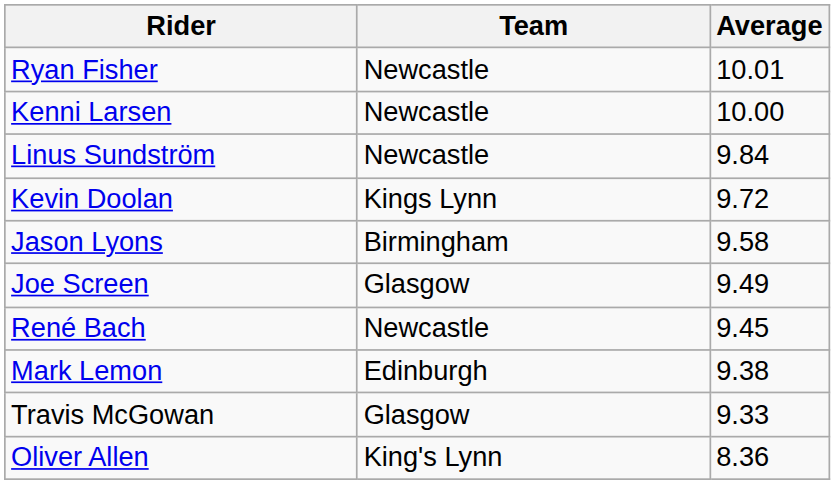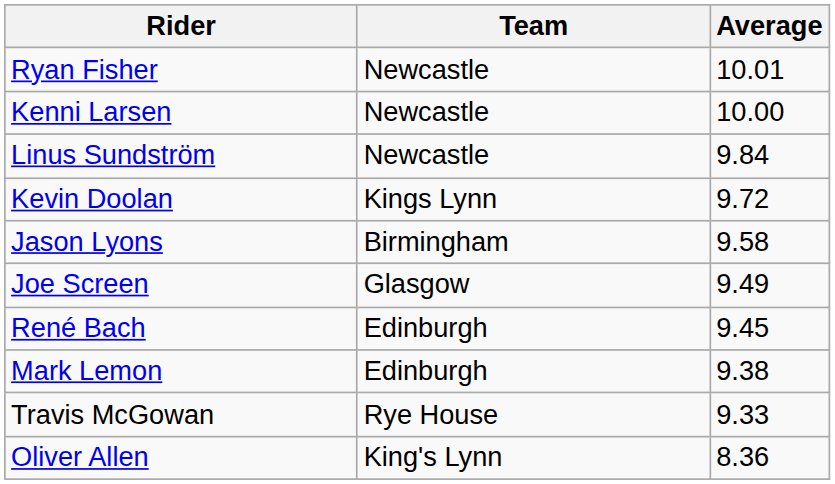(426, 328) Newcastle -> (426, 328) Edinburgh
(417, 414) Glasgow -> (431, 414) Rye House
